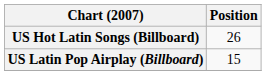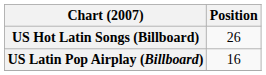(234, 59) 15 -> (234, 59) 16
